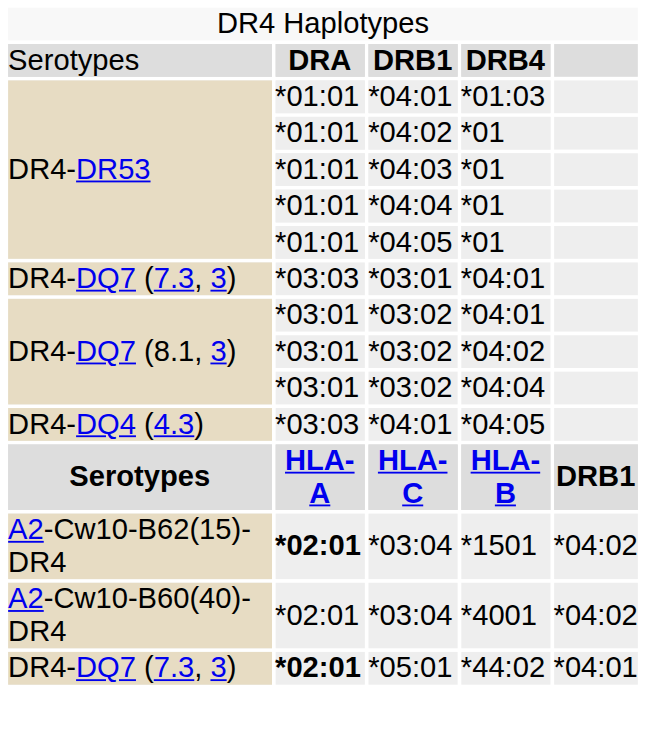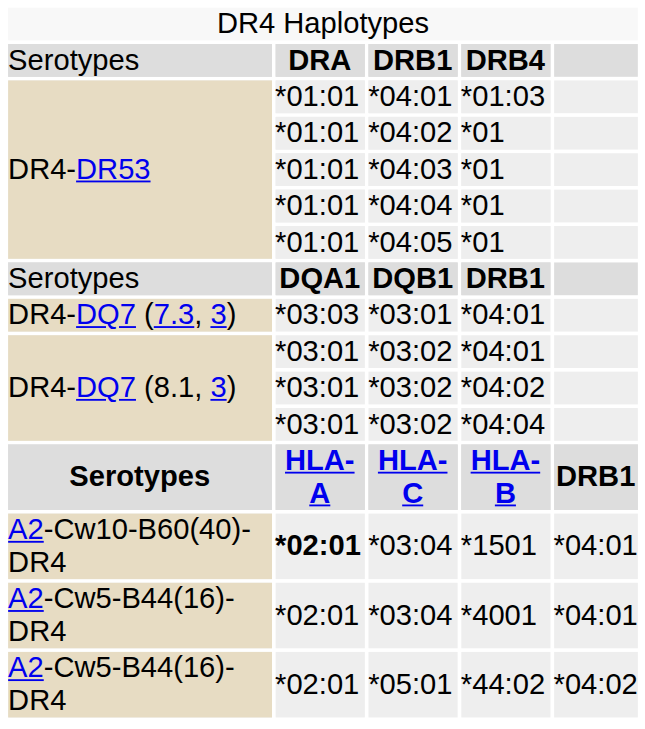+ row: (413, 278)
- row: (410, 424)
(130, 545) A2-Cw10-B62(15)-DR4 -> (130, 545) A2-Cw10-B60(40)-DR4
(596, 545) *04:02 -> (596, 545) *04:01
(130, 615) A2-Cw10-B60(40)-DR4 -> (121, 615) A2-Cw5-B44(16)-DR4
(596, 615) *04:02 -> (596, 615) *04:01
(122, 667) DR4-DQ7 (7.3, 3) -> (121, 684) A2-Cw5-B44(16)-DR4
(318, 667) bold -> (317, 684) normal
(596, 667) *04:01 -> (596, 684) *04:02
